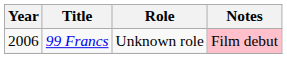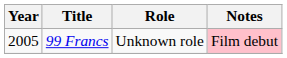(23, 41) 2006 -> (23, 41) 2005
